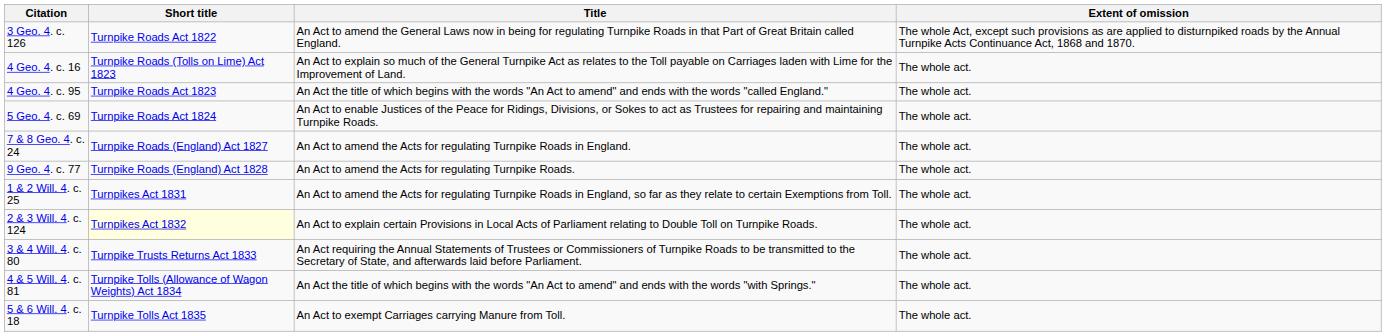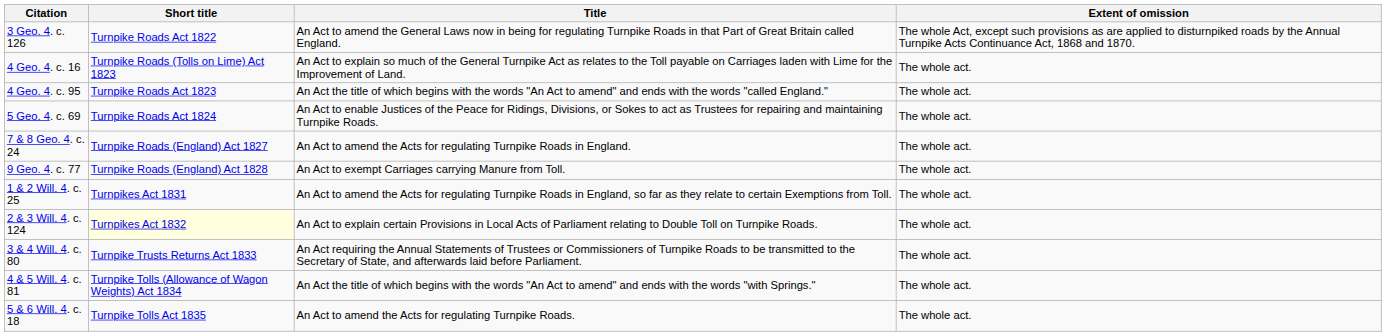(436, 170) An Act to amend the Acts for regulating Turnpike Roads. -> (431, 170) An Act to exempt Carriages carrying Manure from Toll.
(431, 315) An Act to exempt Carriages carrying Manure from Toll. -> (436, 315) An Act to amend the Acts for regulating Turnpike Roads.
